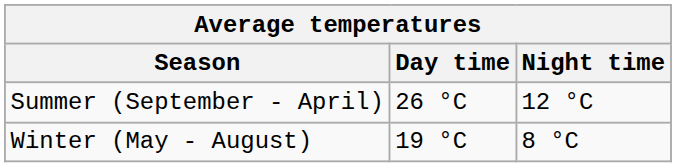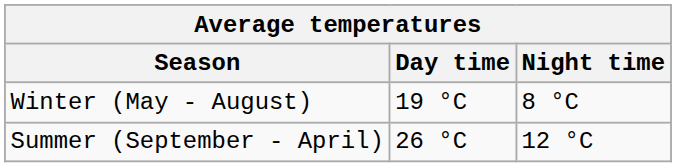rows swapped: (197, 102) <-> (161, 141)
